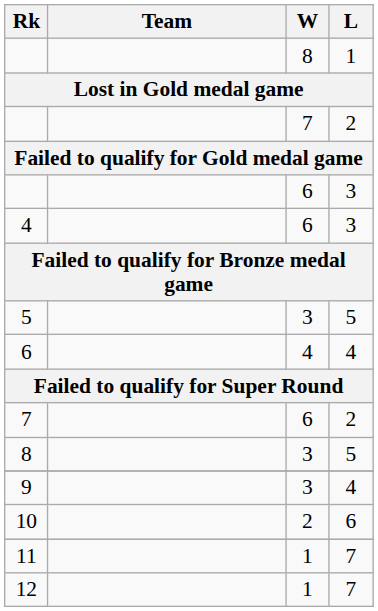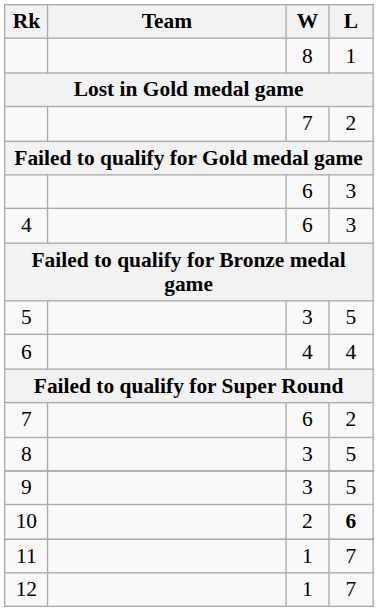(351, 487) 4 -> (351, 487) 5
(351, 521) normal -> (351, 521) bold
